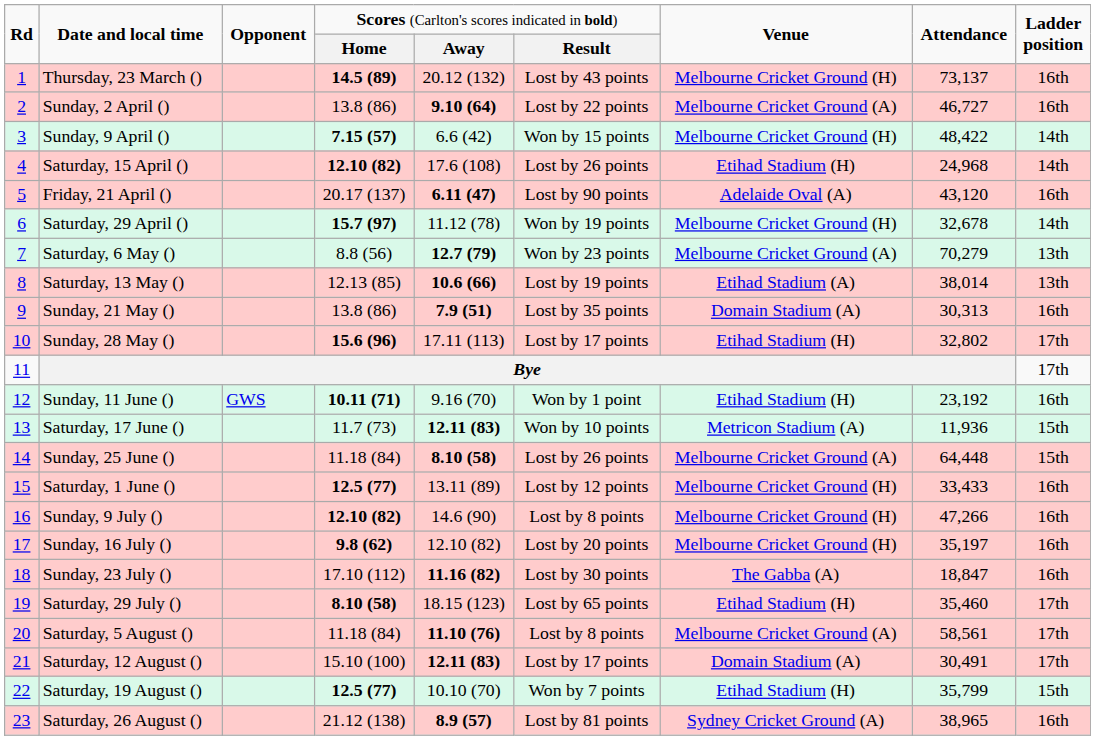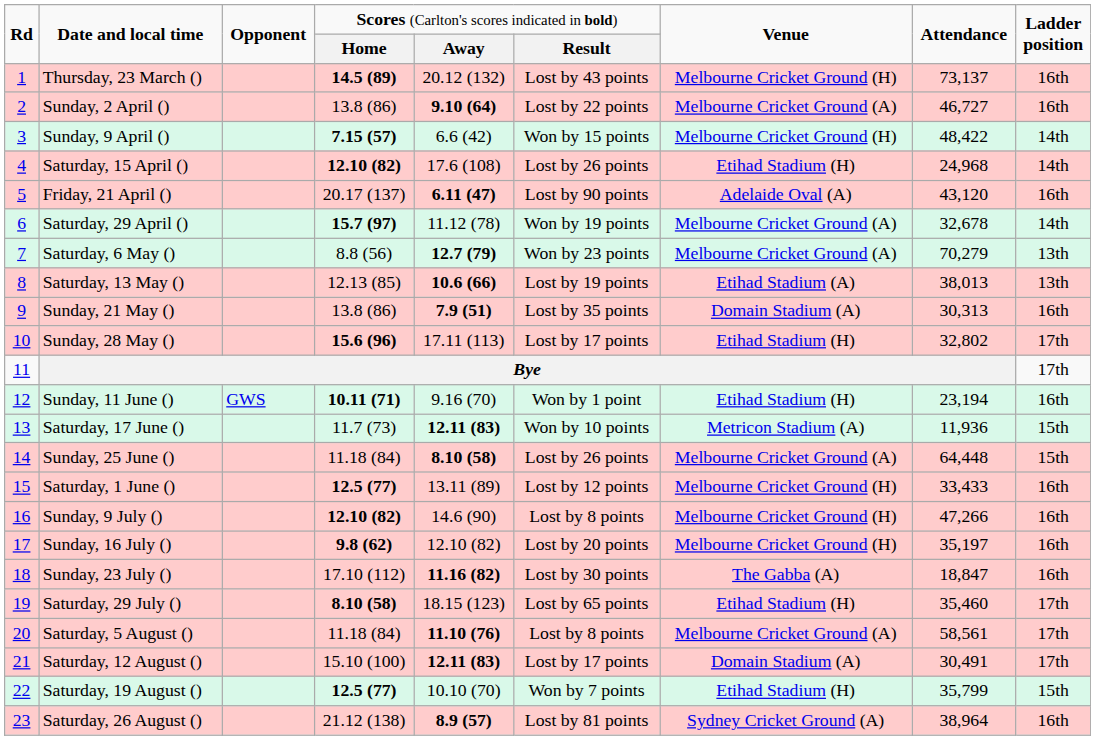(786, 223) Melbourne Cricket Ground (H) -> (786, 223) Melbourne Cricket Ground (A)
(964, 282) 38,014 -> (964, 282) 38,013
(964, 399) 23,192 -> (964, 399) 23,194
(964, 720) 38,965 -> (964, 720) 38,964
